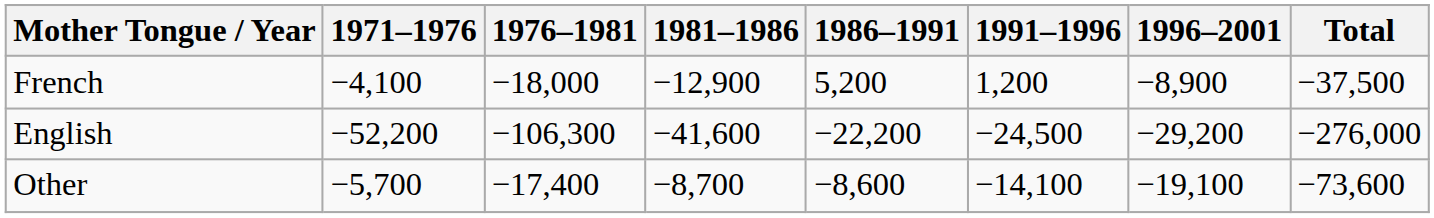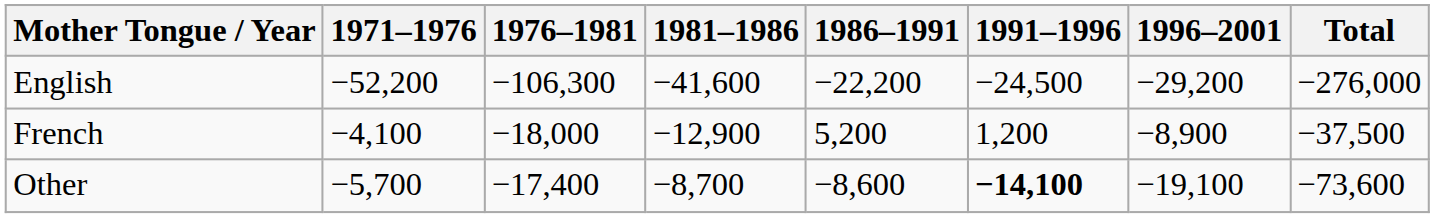rows swapped: (58, 81) <-> (63, 133)
(1029, 184) normal -> (1029, 184) bold
